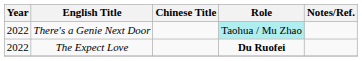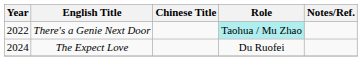(18, 47) 2022 -> (18, 47) 2024
(262, 47) bold -> (262, 47) normal
